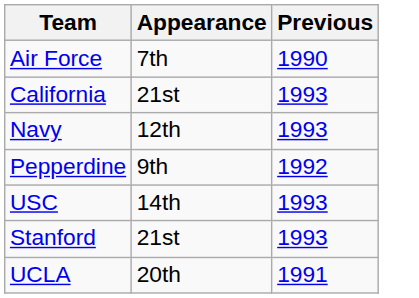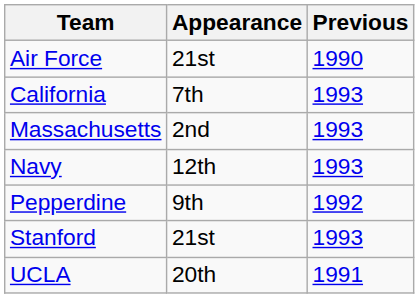(152, 58) 7th -> (193, 58) 21st
(158, 94) 21st -> (188, 94) 7th
+ row: (86, 130)
- row: (34, 202)
